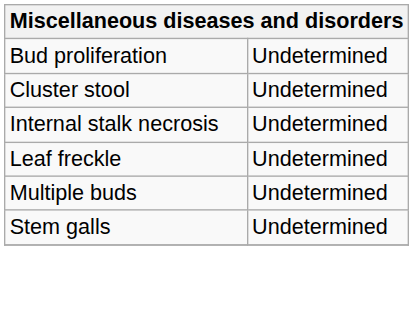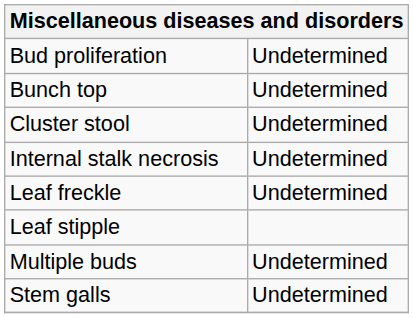+ row: (58, 90)
+ row: (65, 227)
